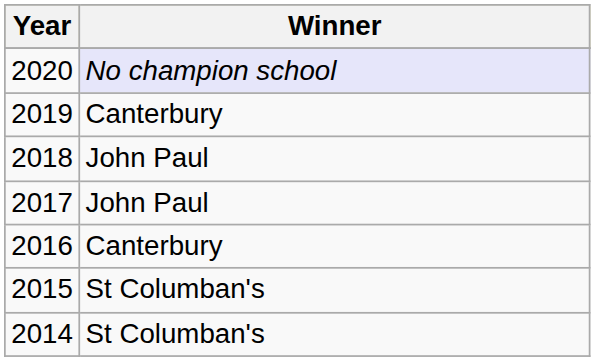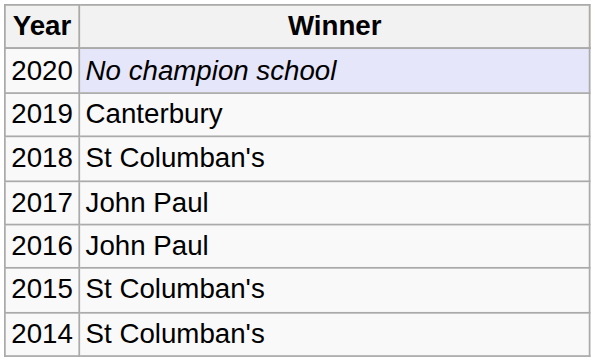(147, 158) John Paul -> (175, 158) St Columban's
(154, 245) Canterbury -> (147, 245) John Paul
